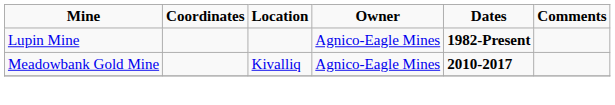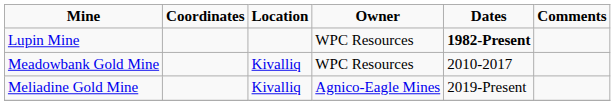(378, 40) Agnico-Eagle Mines -> (364, 40) WPC Resources
(378, 64) Agnico-Eagle Mines -> (364, 64) WPC Resources
(480, 64) bold -> (480, 64) normal
+ row: (73, 87)
